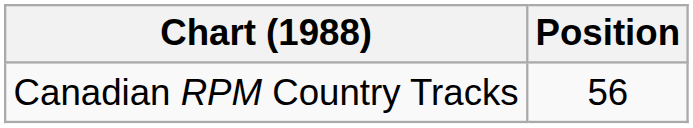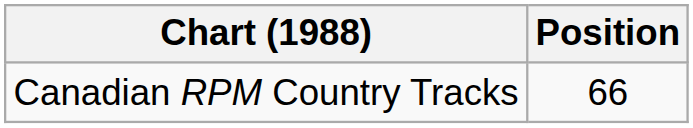(608, 91) 56 -> (608, 91) 66
